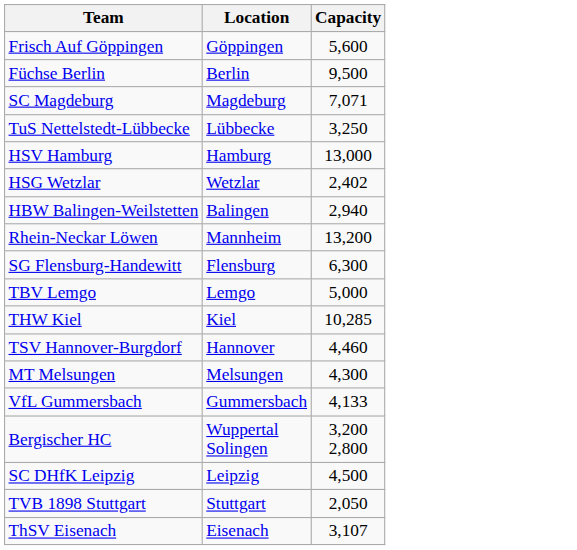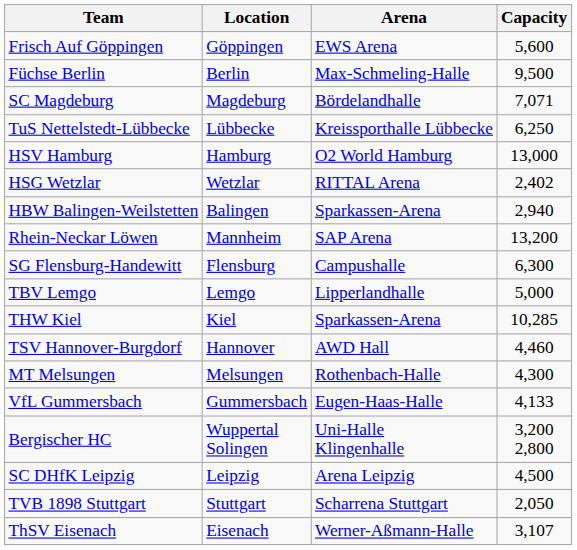+ column: (404, 18)
(348, 127) 3,250 -> (534, 127) 6,250
